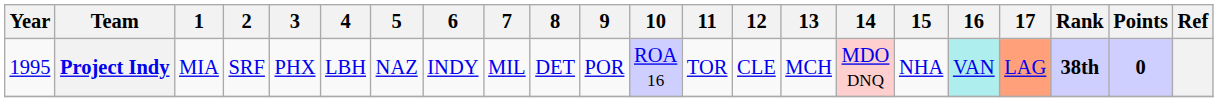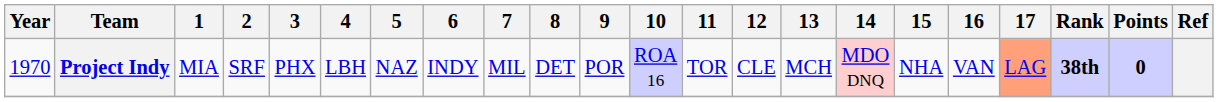(30, 67) 1995 -> (30, 67) 1970
(974, 67) paleturquoise background -> (974, 67) no background
